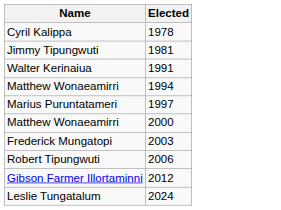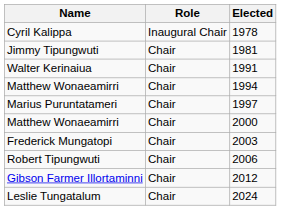+ column: (187, 13)
